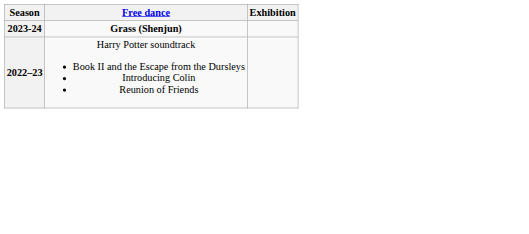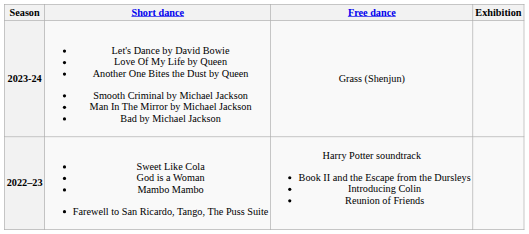+ column: (158, 12)
(146, 28) bold -> (372, 78) normal
